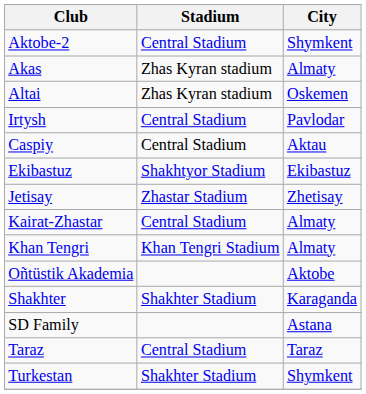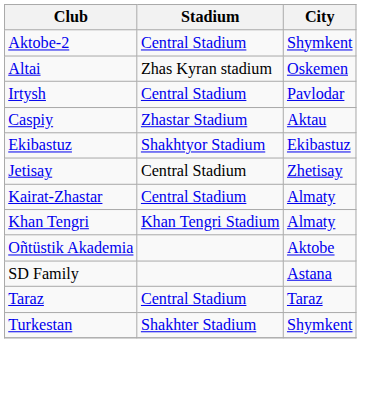- row: (25, 68)
(194, 145) Central Stadium -> (194, 119) Zhastar Stadium
(194, 196) Zhastar Stadium -> (194, 171) Central Stadium
- row: (37, 299)
